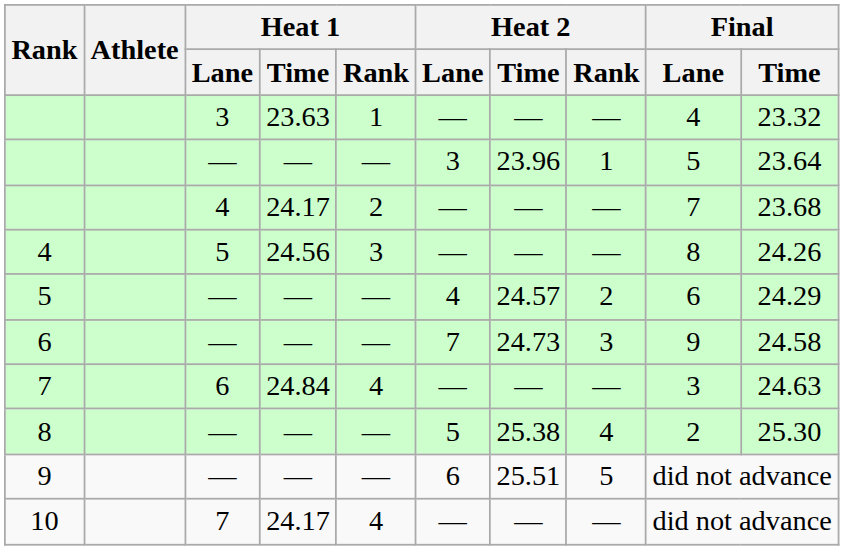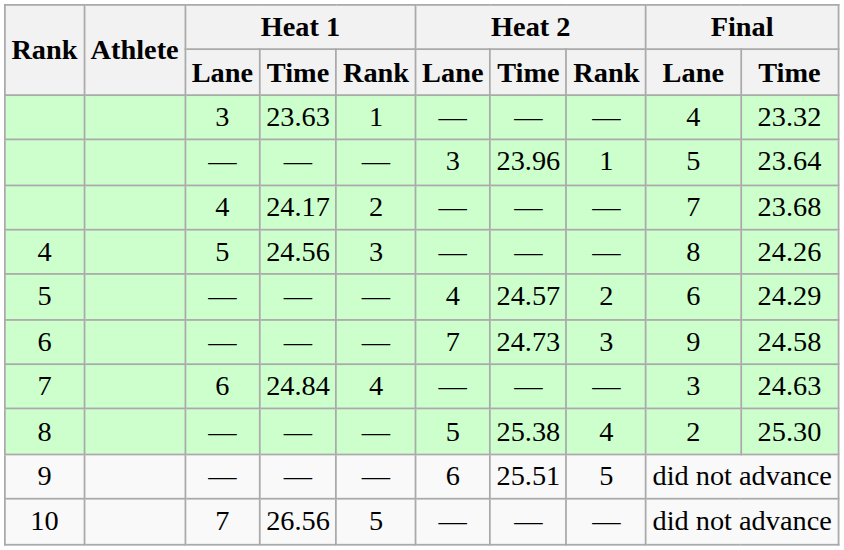(298, 521) 24.17 -> (298, 521) 26.56
(376, 521) 4 -> (376, 521) 5
